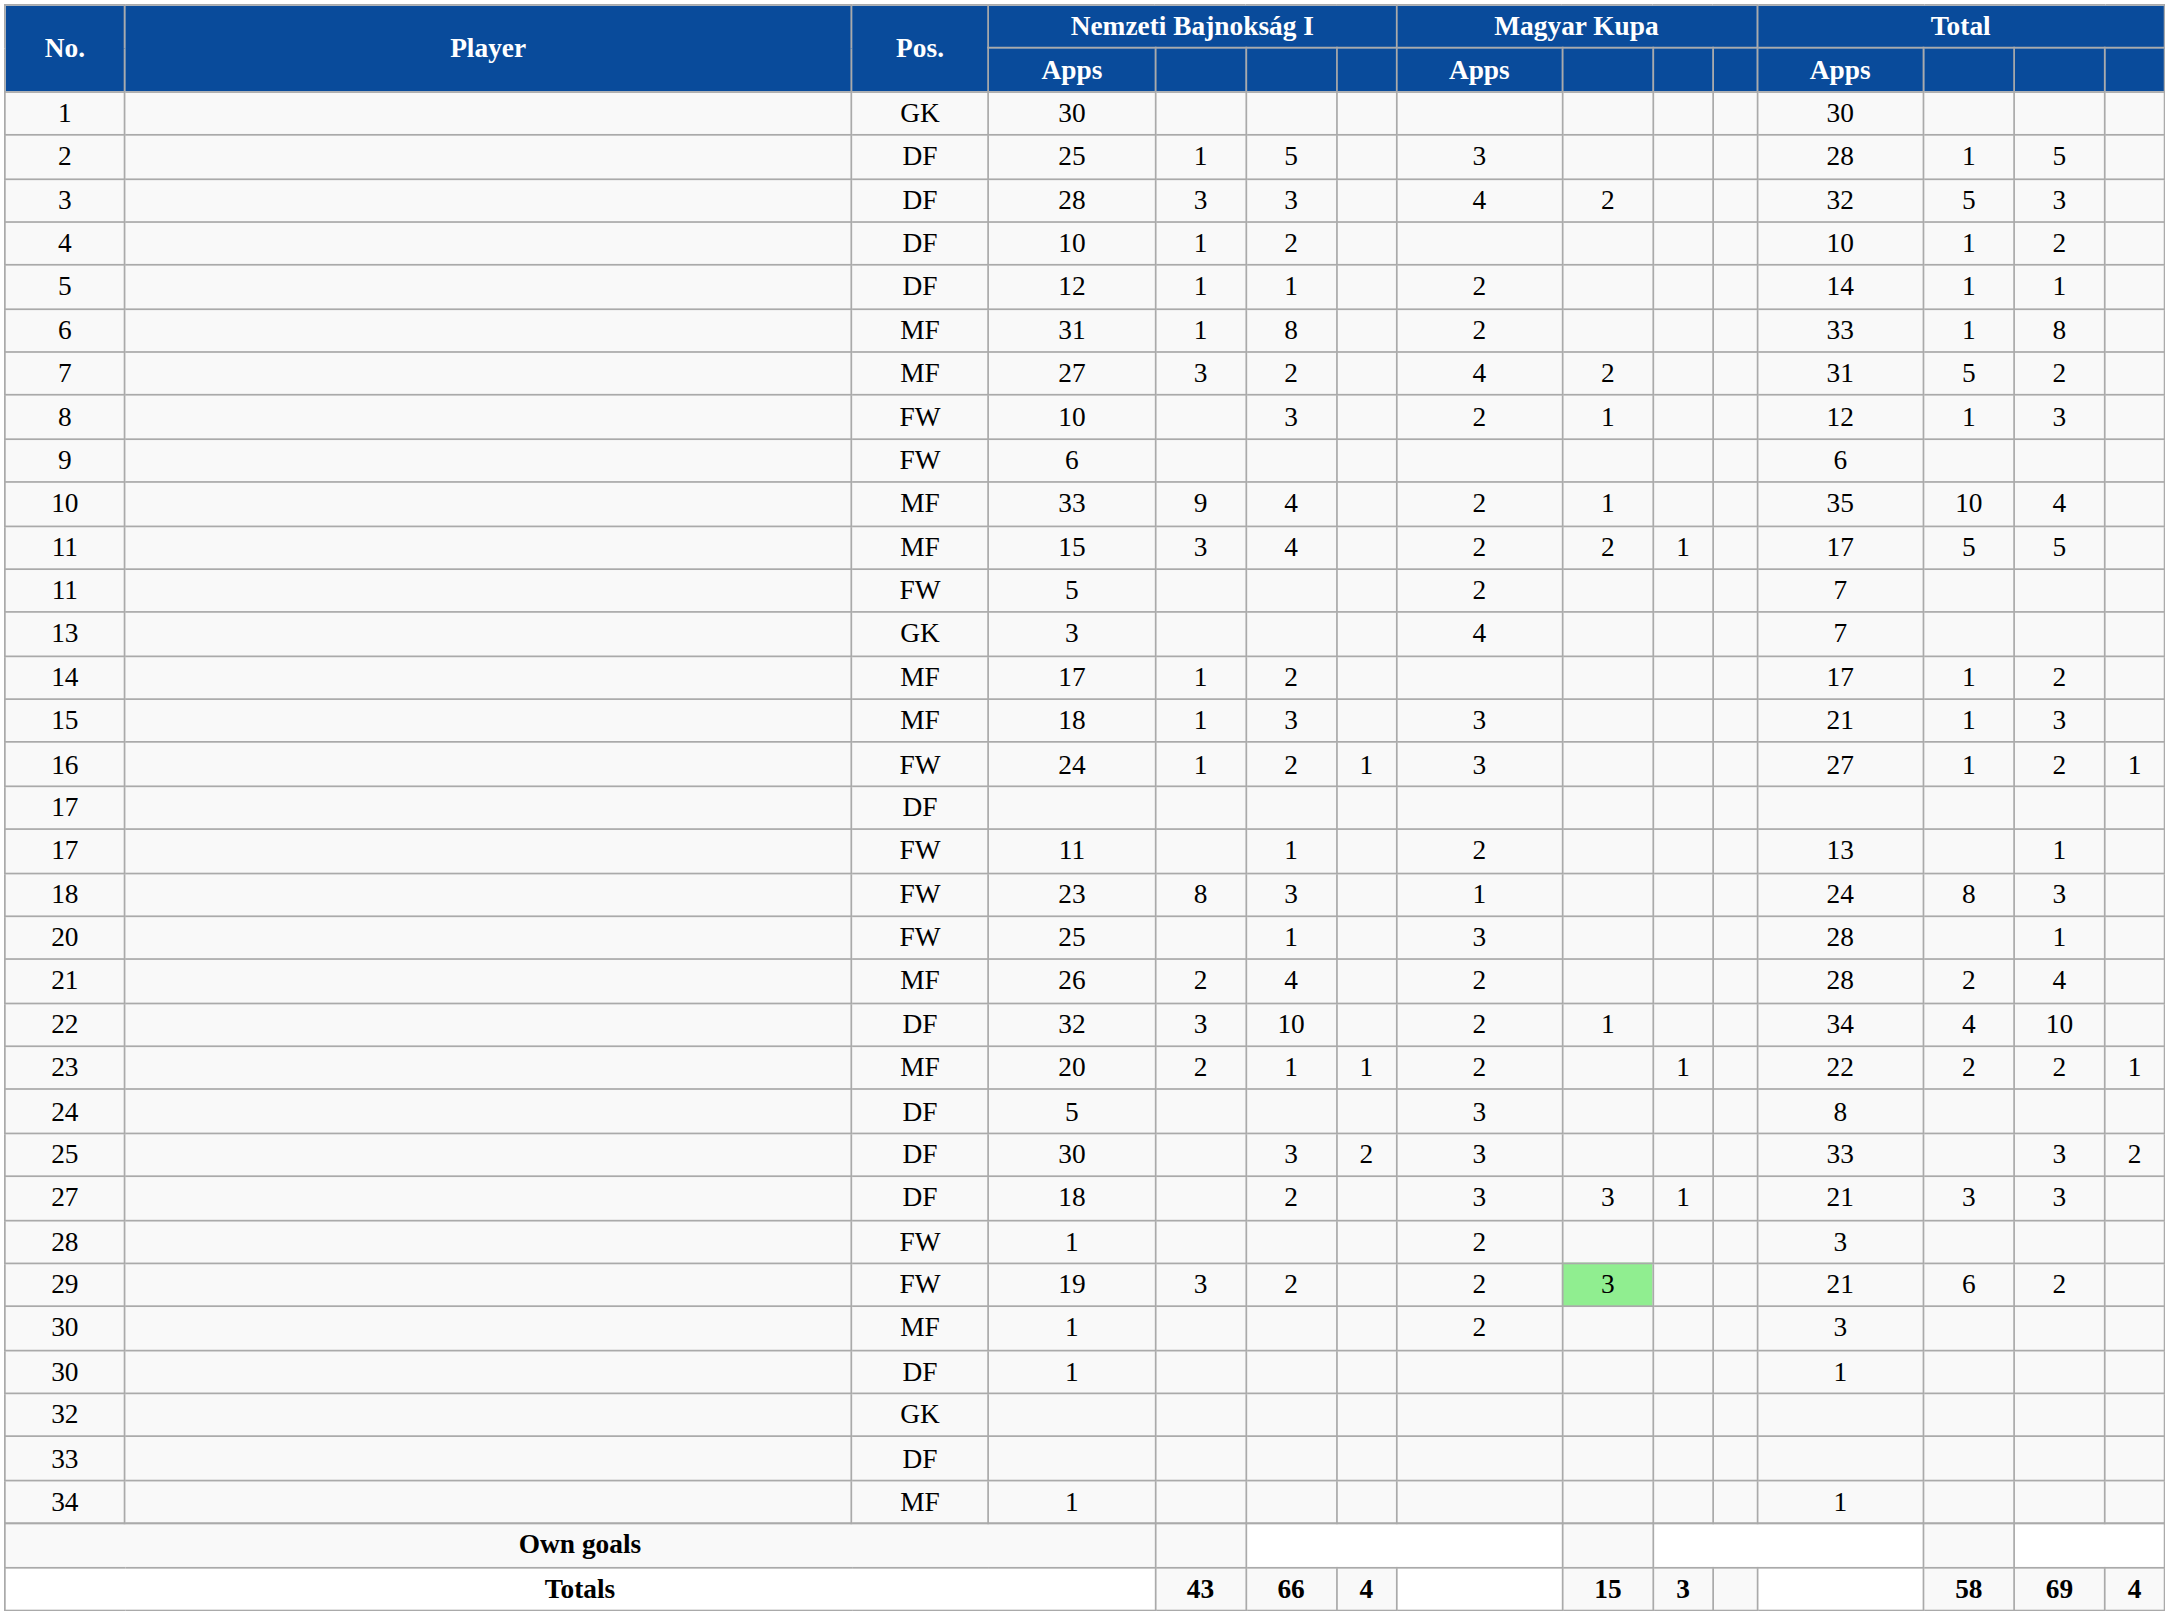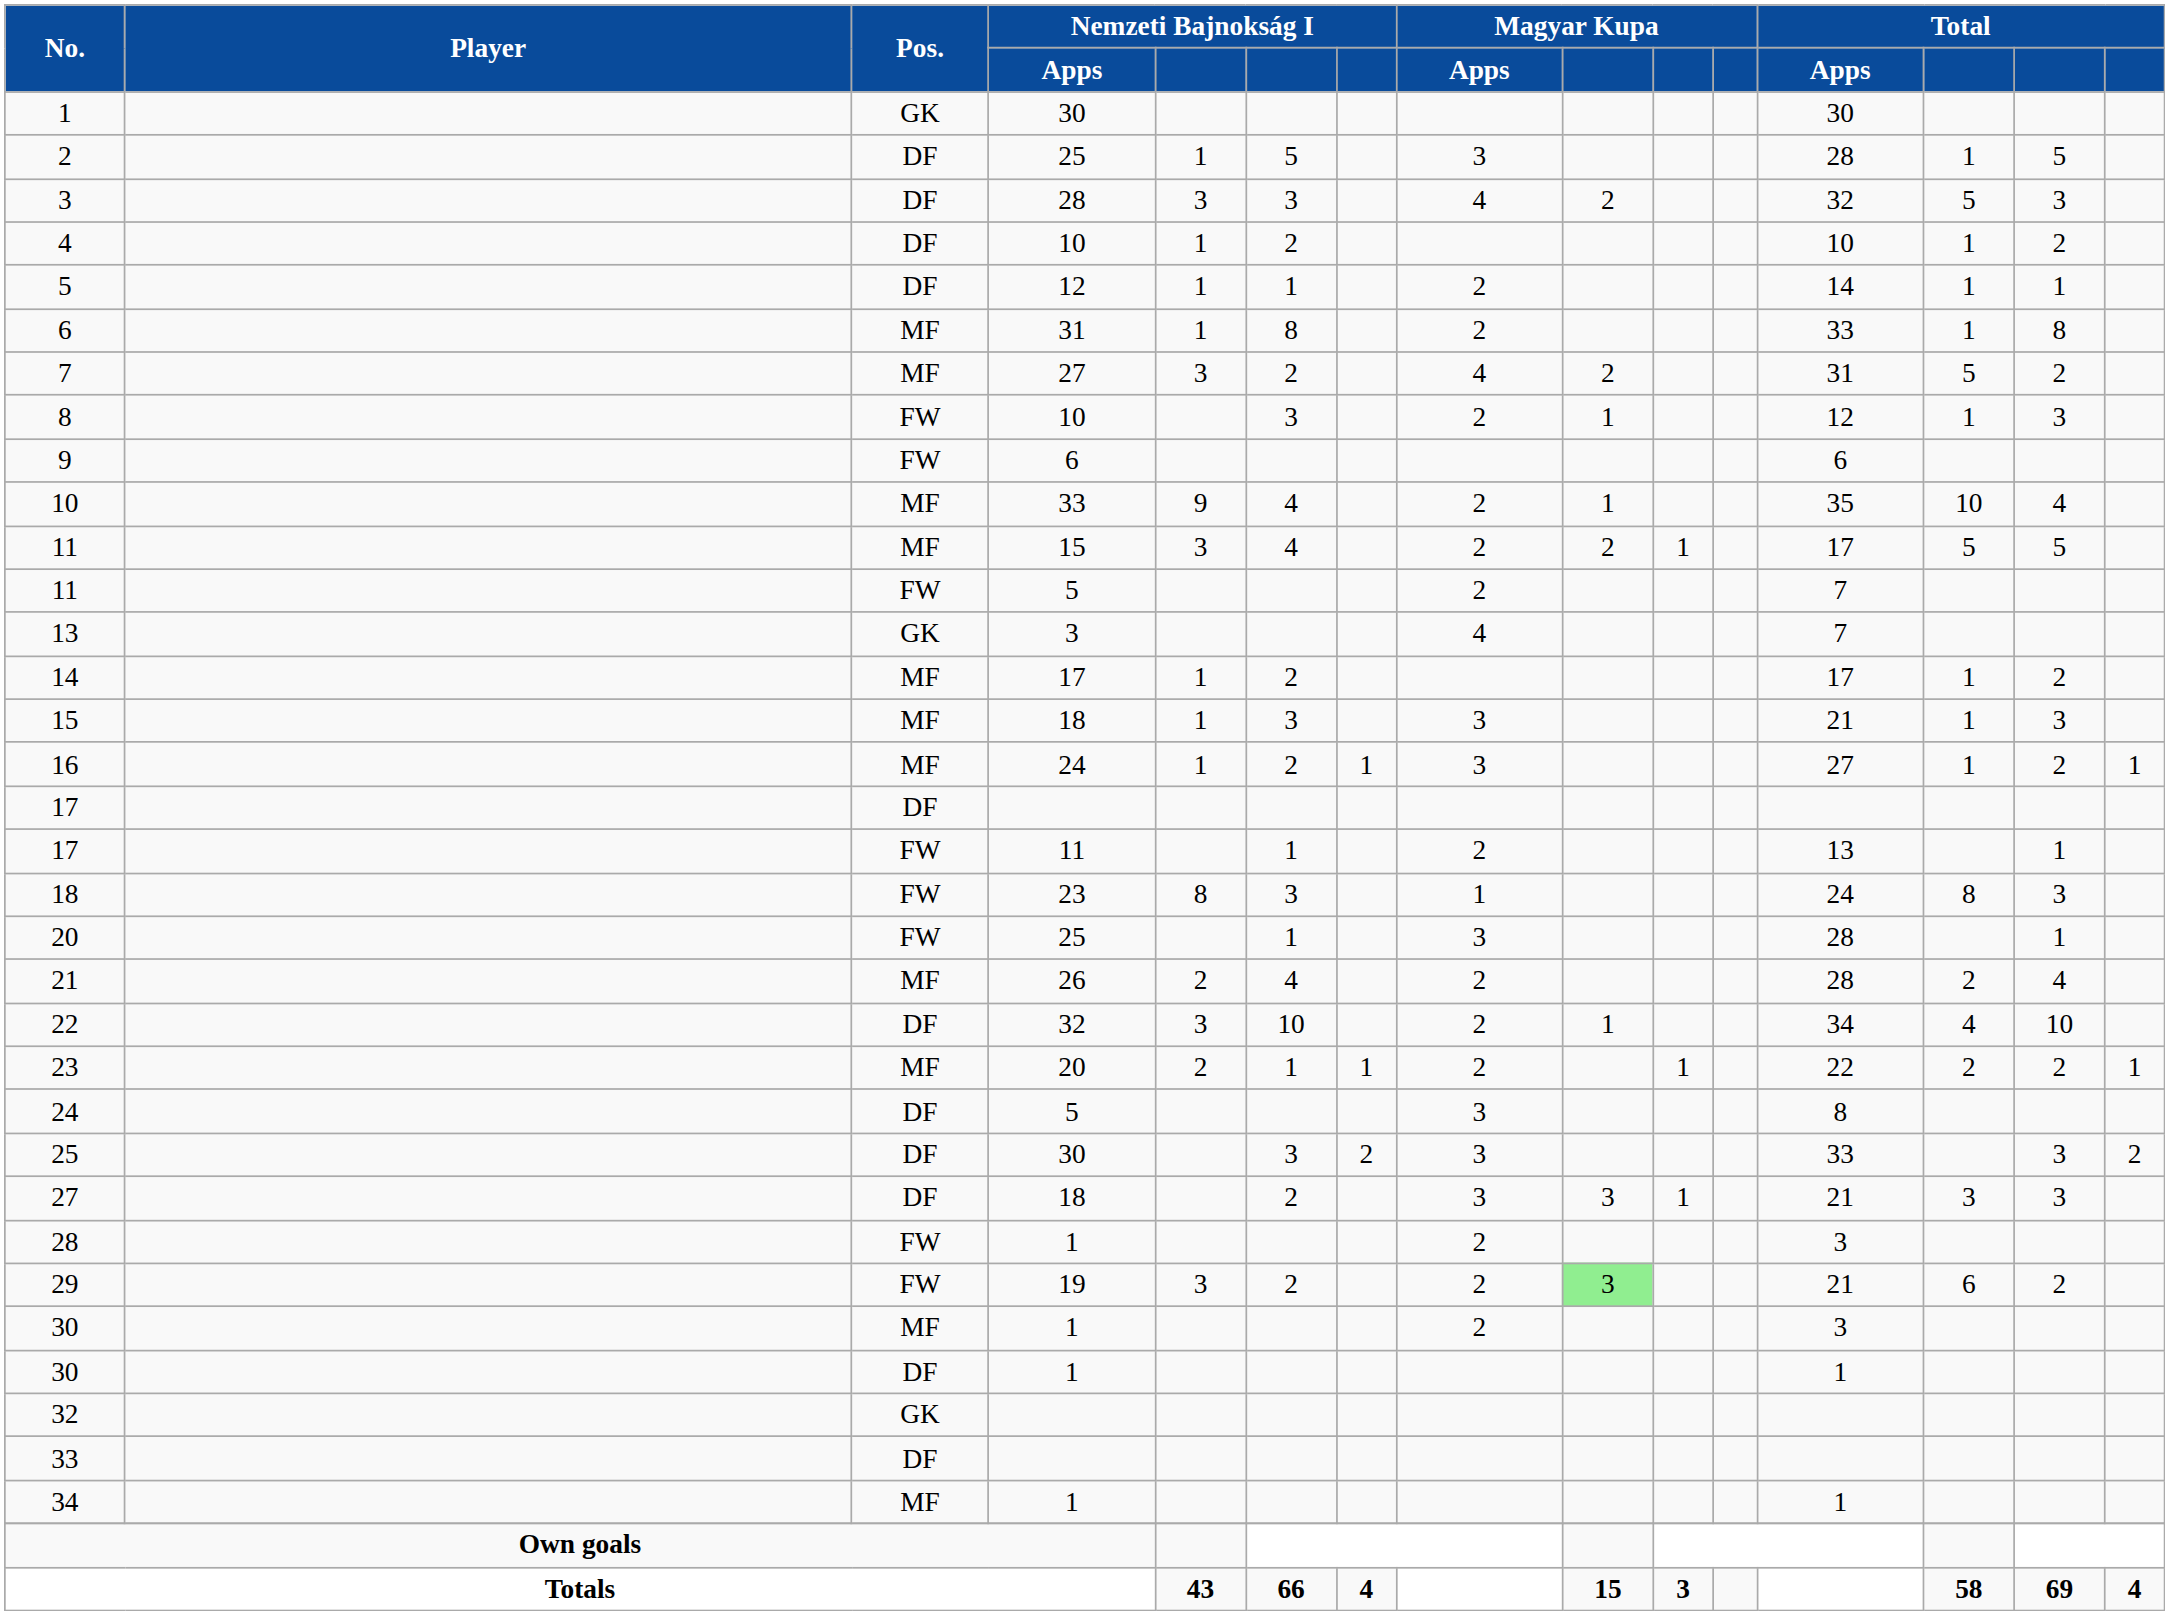(920, 763) FW -> (920, 763) MF
